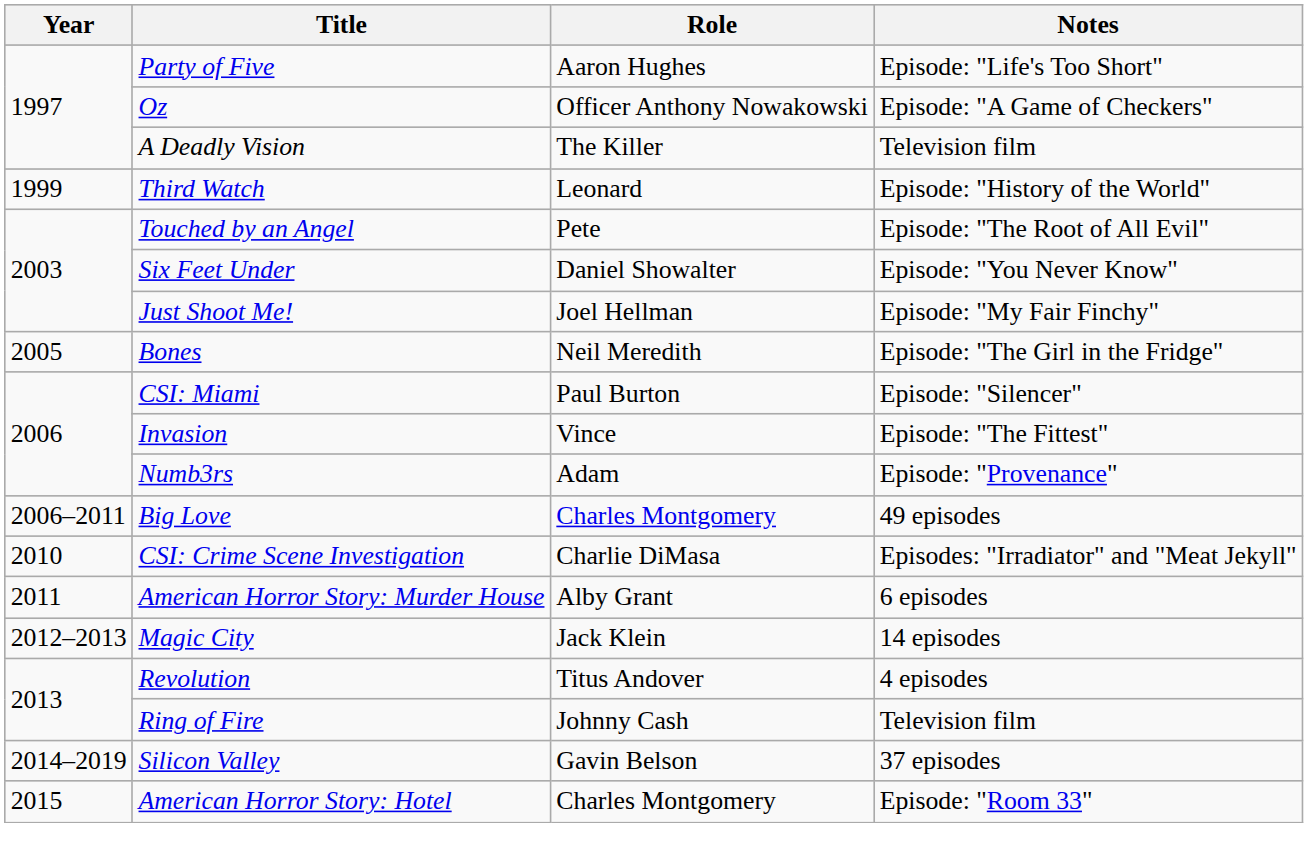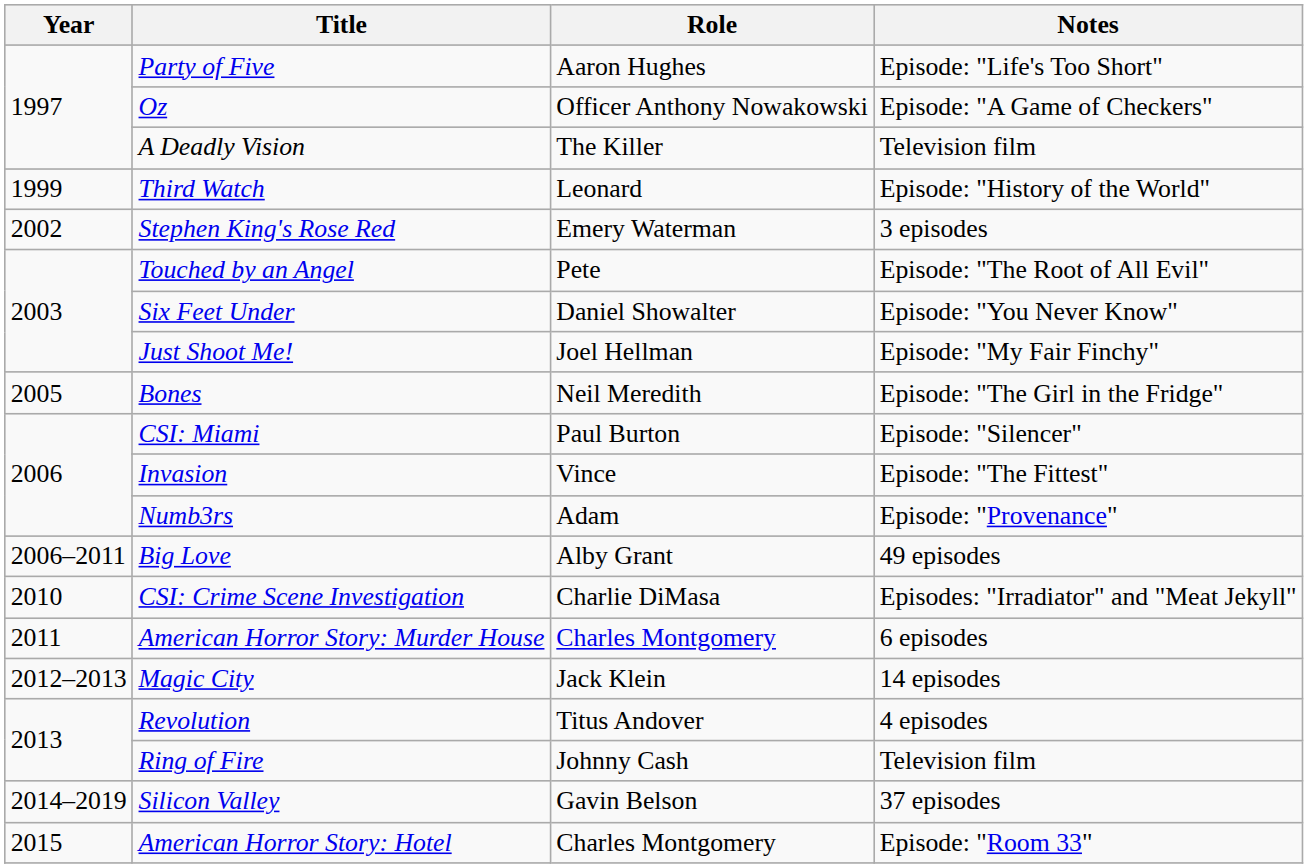+ row: (267, 229)
(666, 515) Charles Montgomery -> (615, 556) Alby Grant
(615, 596) Alby Grant -> (666, 637) Charles Montgomery
